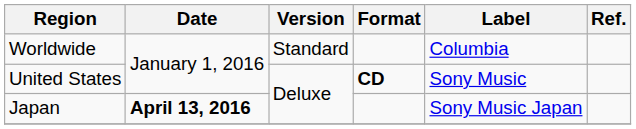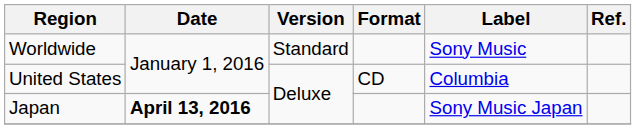(469, 49) Columbia -> (478, 49) Sony Music
(371, 78) bold -> (371, 78) normal
(478, 78) Sony Music -> (469, 78) Columbia
